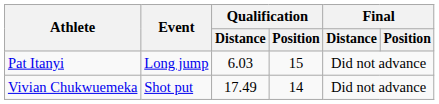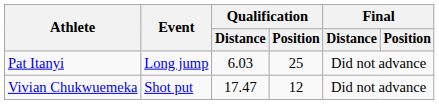(296, 63) 15 -> (296, 63) 25
(240, 87) 17.49 -> (240, 87) 17.47
(296, 87) 14 -> (296, 87) 12
